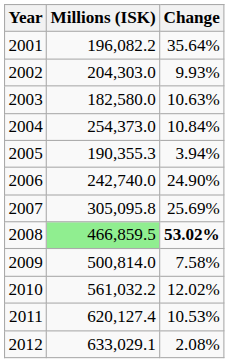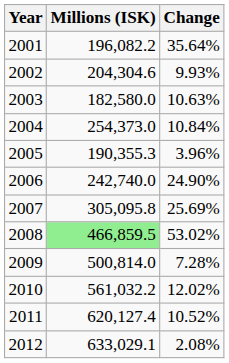(121, 72) 204,303.0 -> (121, 72) 204,304.6
(198, 153) 3.94% -> (198, 153) 3.96%
(192, 235) bold -> (193, 235) normal
(198, 262) 7.58% -> (198, 262) 7.28%
(193, 316) 10.53% -> (193, 316) 10.52%
